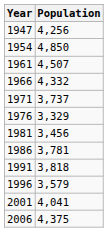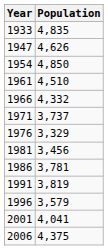+ row: (20, 30)
(53, 30) 4,256 -> (53, 47) 4,626
(53, 64) 4,507 -> (53, 82) 4,510
(53, 167) 3,818 -> (53, 185) 3,819
